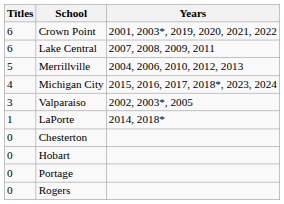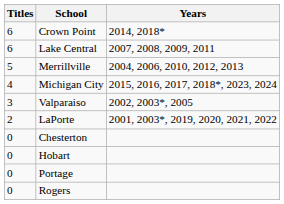(193, 31) 2001, 2003*, 2019, 2020, 2021, 2022 -> (137, 31) 2014, 2018*
(10, 119) 1 -> (10, 119) 2
(137, 119) 2014, 2018* -> (193, 119) 2001, 2003*, 2019, 2020, 2021, 2022
